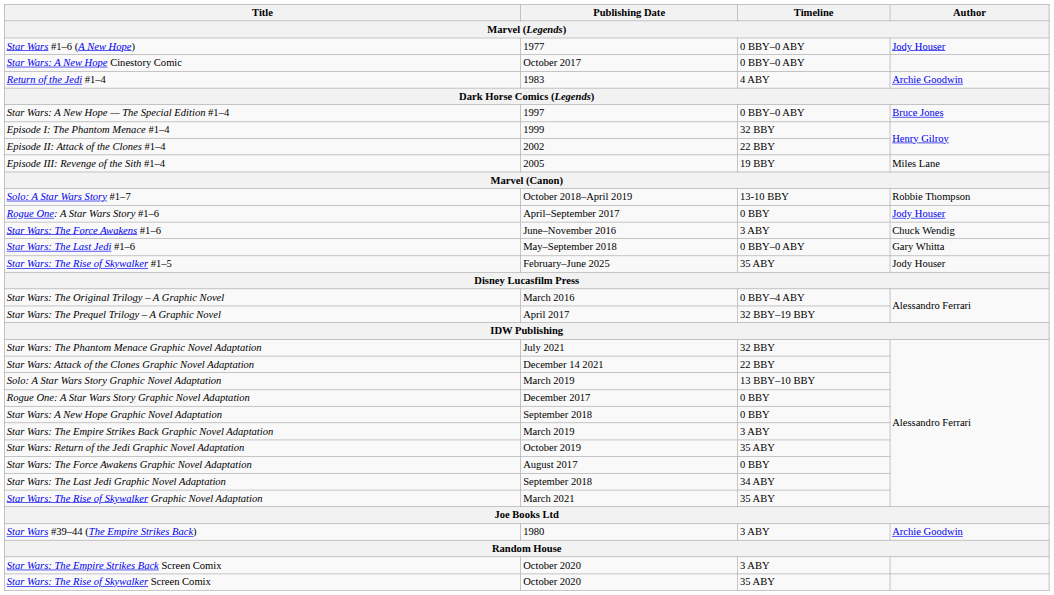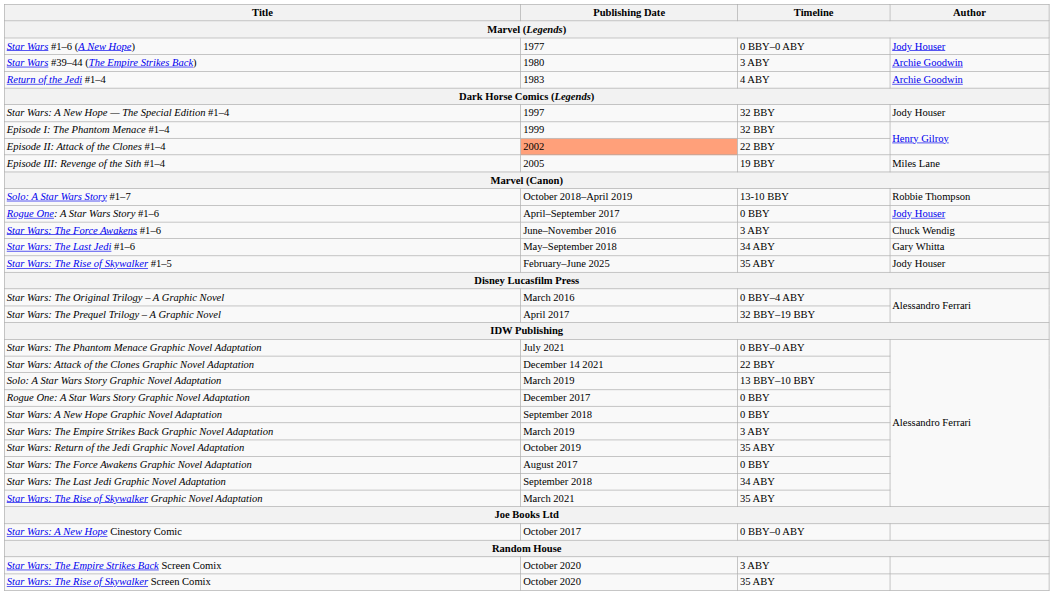rows swapped: (102, 532) <-> (94, 63)
(772, 113) 0 BBY–0 ABY -> (757, 113) 32 BBY
(918, 113) Bruce Jones -> (919, 113) Jody Houser
(534, 146) no background -> (534, 146) lightsalmon background
(772, 247) 0 BBY–0 ABY -> (757, 247) 34 ABY
(757, 347) 32 BBY -> (772, 347) 0 BBY–0 ABY
